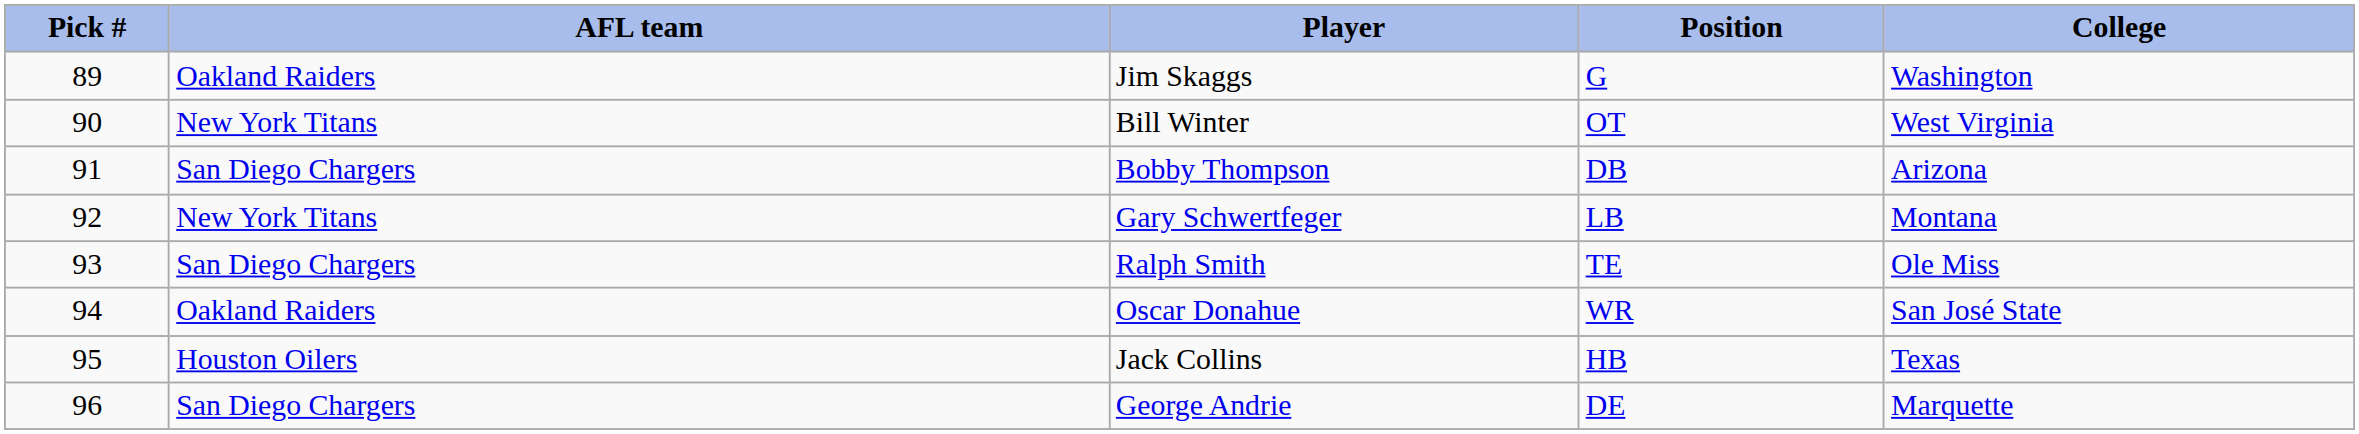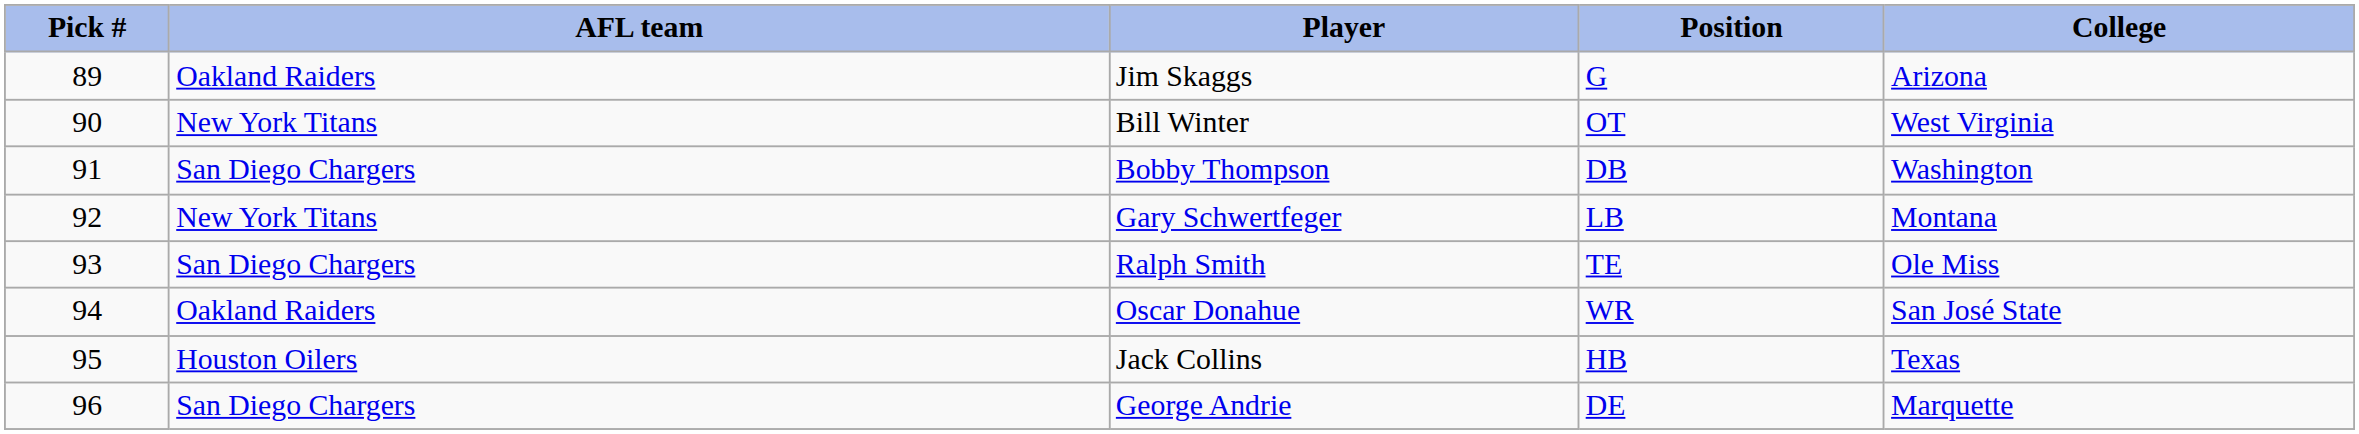(1962, 75) Washington -> (1939, 75) Arizona
(1939, 169) Arizona -> (1962, 169) Washington
